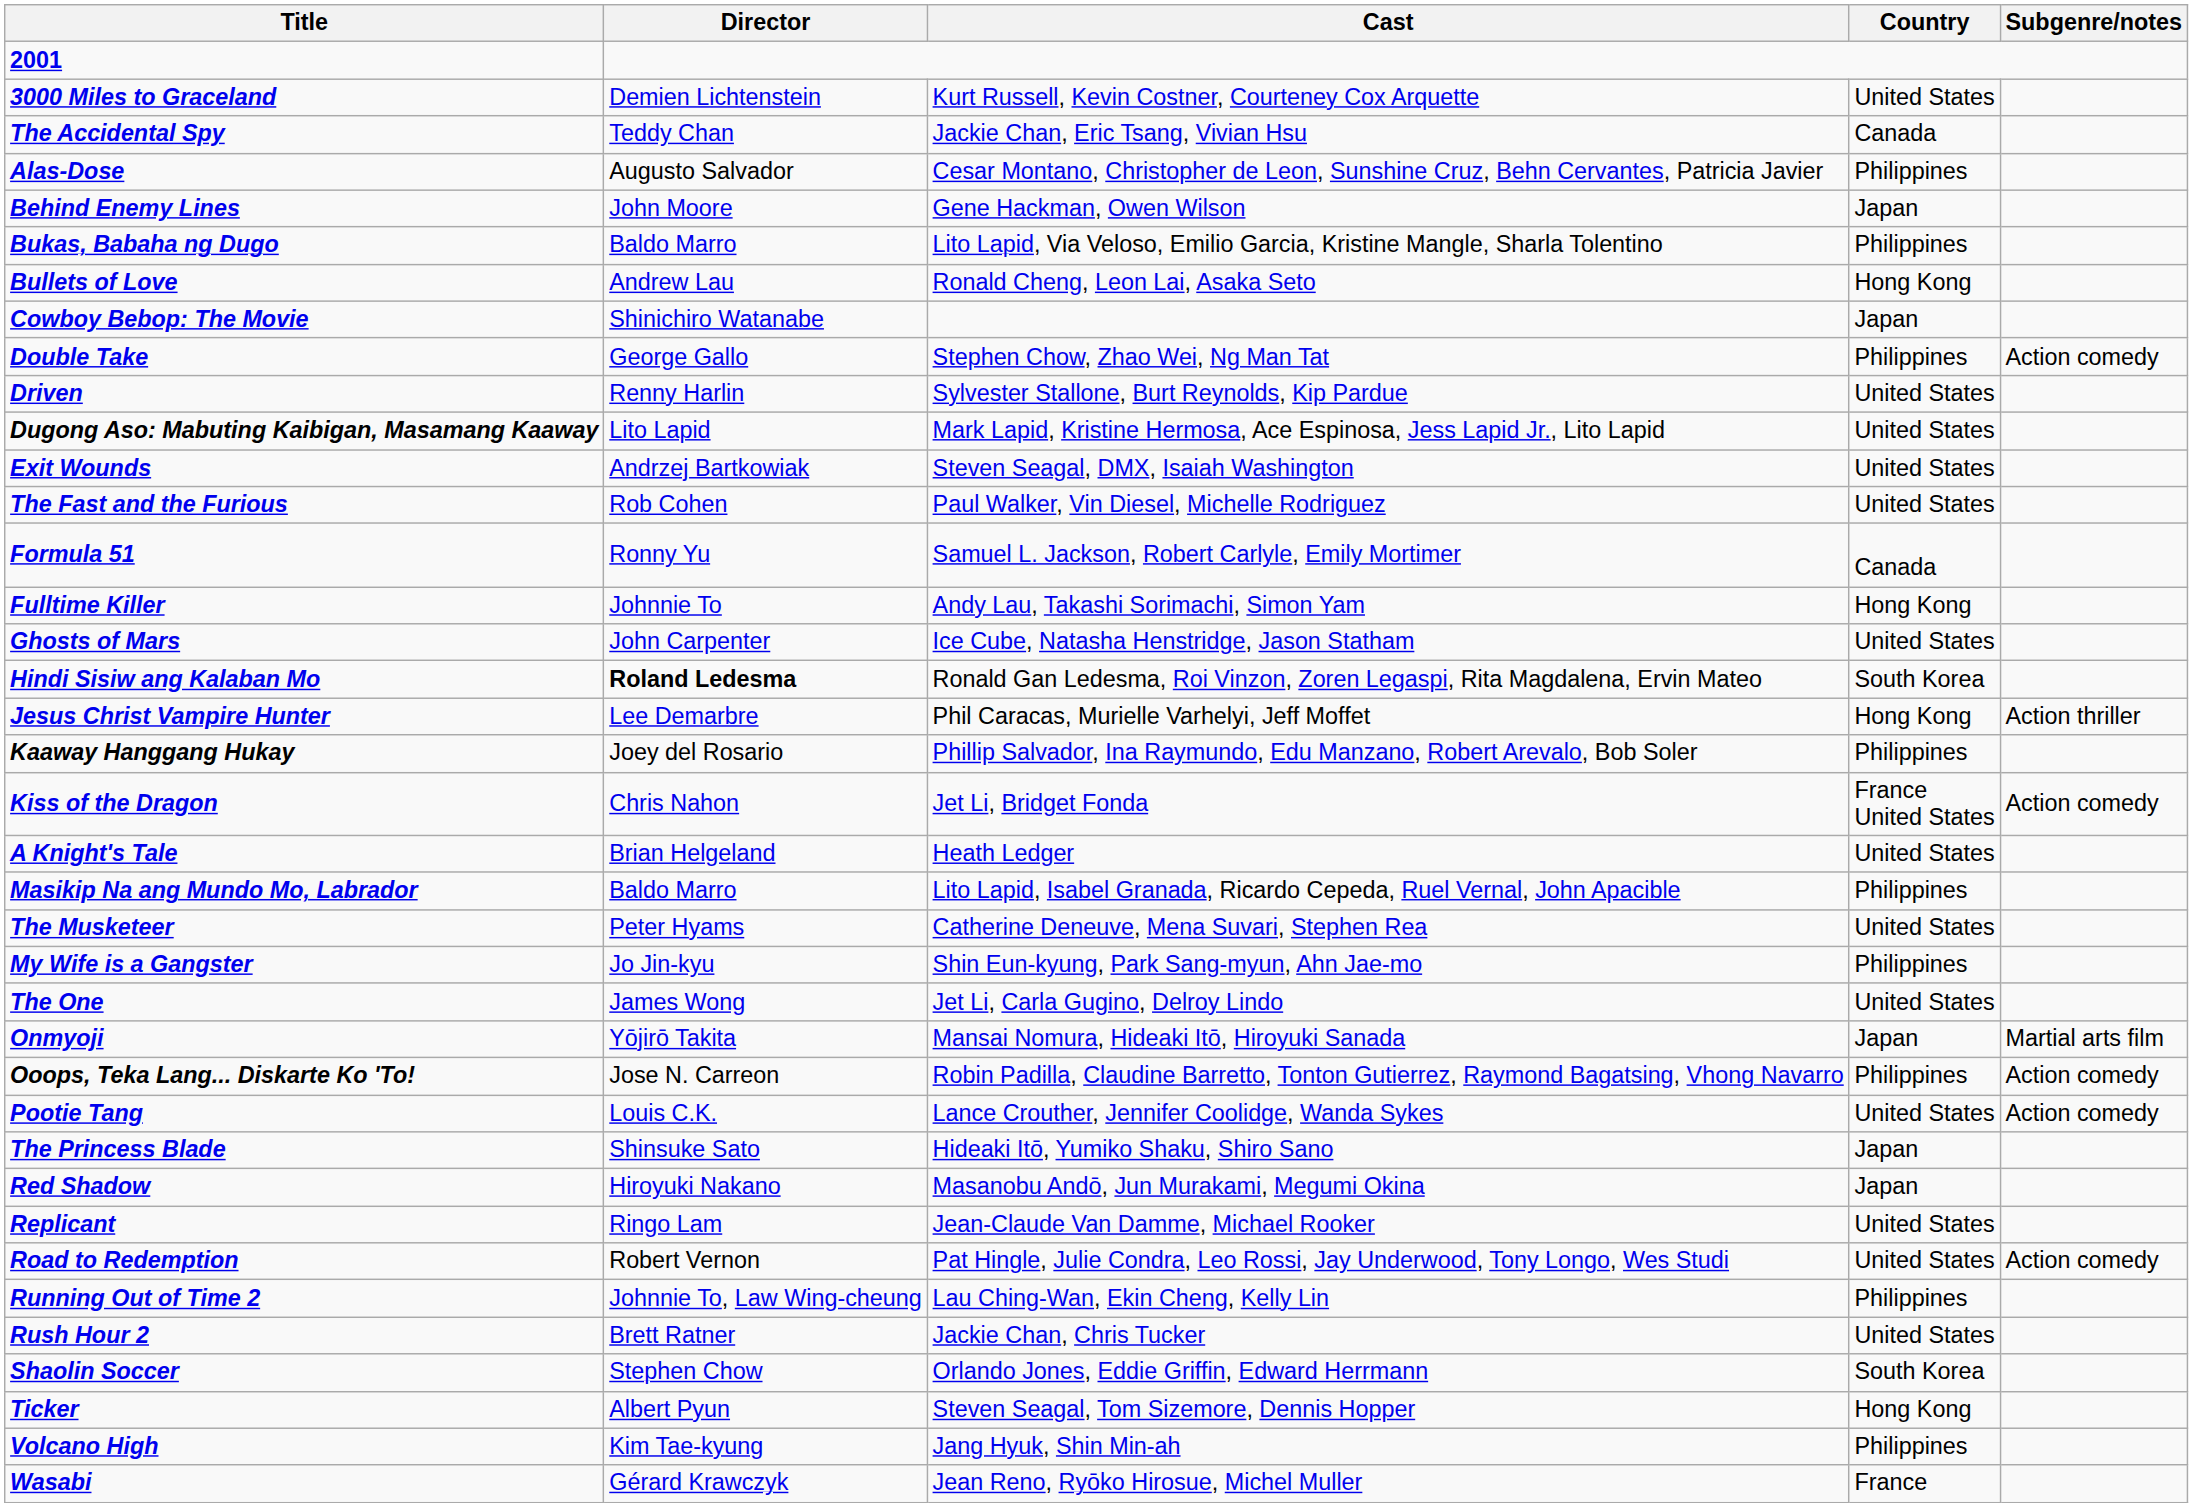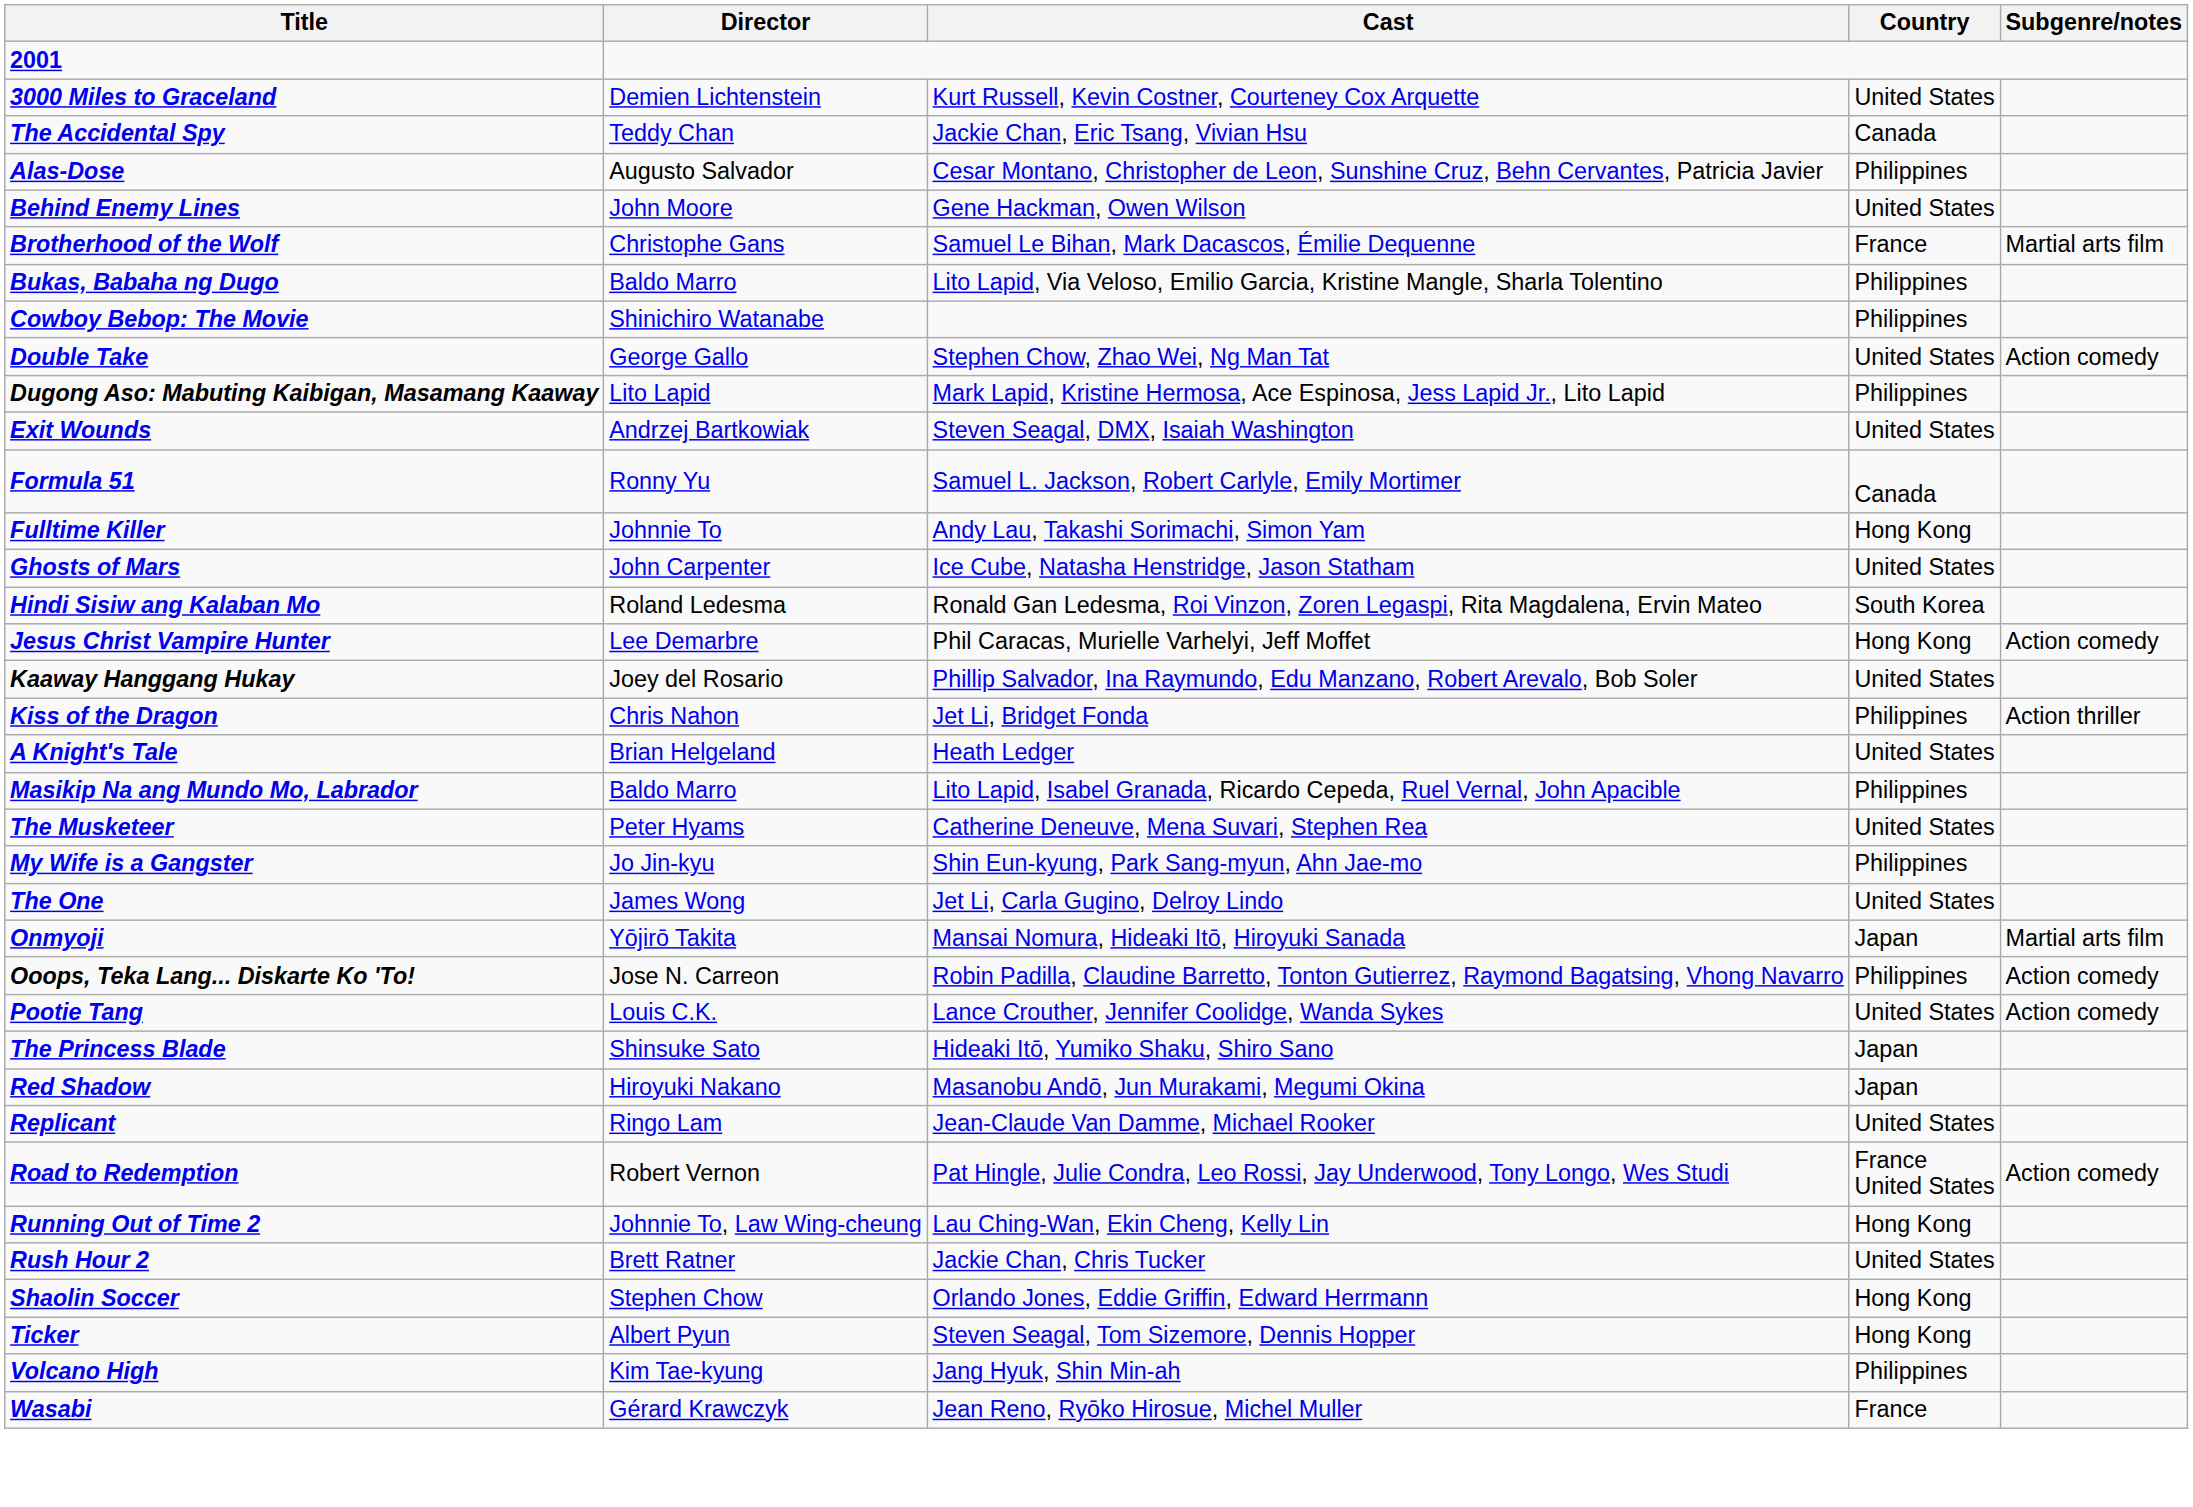(1886, 208) Japan -> (1925, 208) United States
+ row: (144, 245)
- row: (94, 282)
(1886, 319) Japan -> (1911, 319) Philippines
(1911, 356) Philippines -> (1925, 356) United States
- row: (46, 393)
(1925, 430) United States -> (1911, 393) Philippines
- row: (149, 504)
(703, 679) bold -> (698, 605) normal
(2073, 716) Action thriller -> (2082, 642) Action comedy
(1911, 753) Philippines -> (1925, 679) United States
(1925, 803) France United States -> (1911, 716) Philippines
(2082, 803) Action comedy -> (2073, 716) Action thriller
(1925, 1261) United States -> (1925, 1173) France United States
(1911, 1298) Philippines -> (1913, 1224) Hong Kong
(1919, 1372) South Korea -> (1913, 1298) Hong Kong
